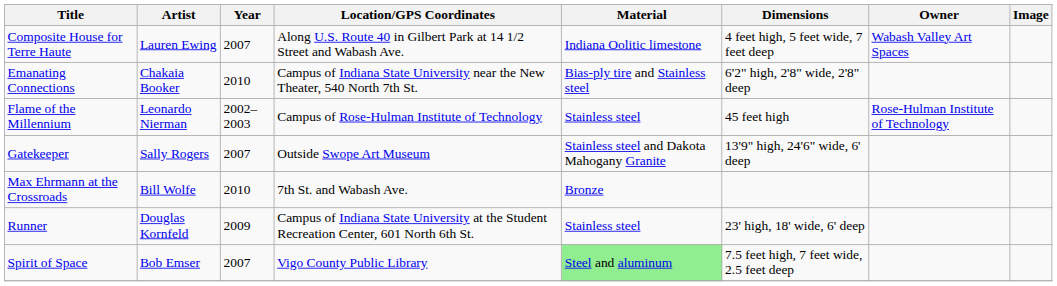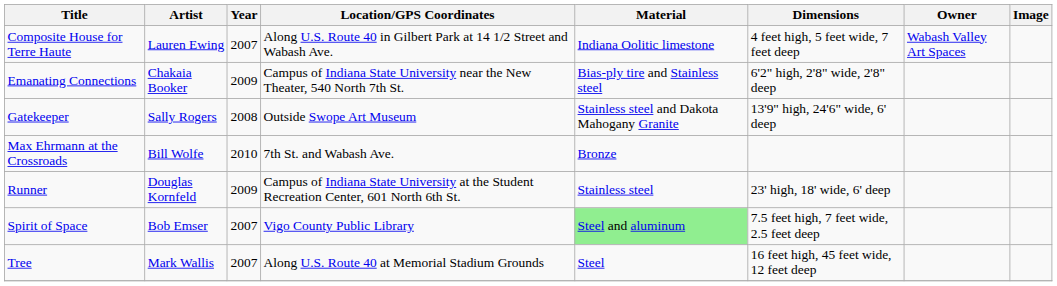(237, 80) 2010 -> (244, 80) 2009
- row: (41, 116)
(237, 153) 2007 -> (244, 116) 2008
+ row: (20, 262)
